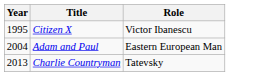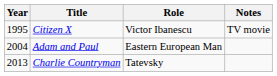+ column: (248, 12)
